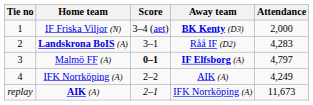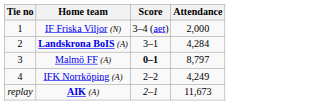- column: (213, 12)
(282, 44) 4,283 -> (198, 44) 4,284
(282, 60) 4,797 -> (198, 60) 8,797
